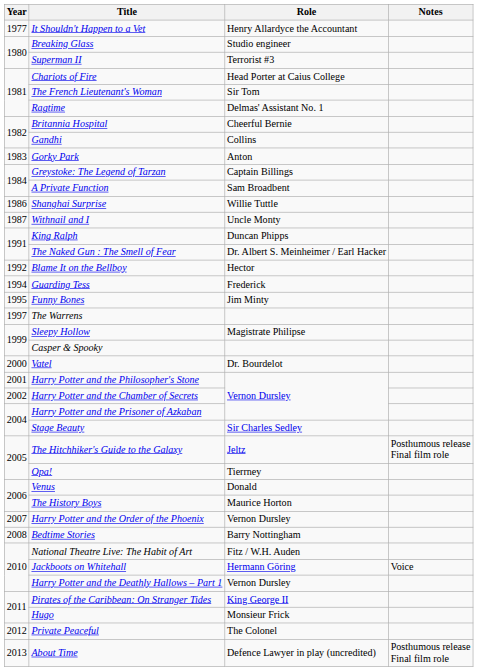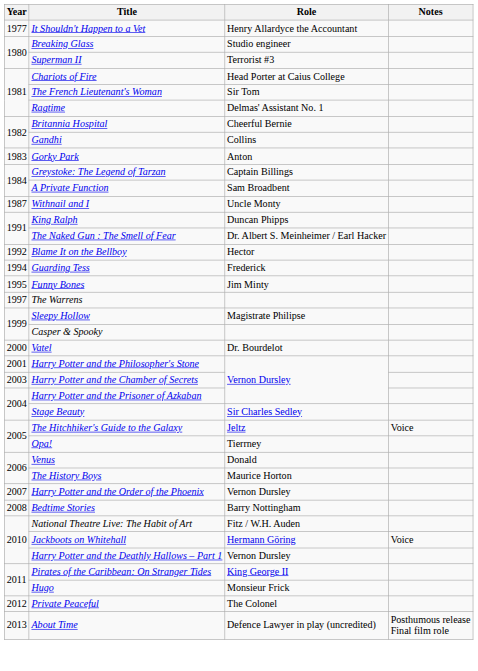- row: (69, 204)
(17, 396) 2002 -> (17, 380) 2003
(431, 449) Posthumous release Final film role -> (402, 428) Voice
